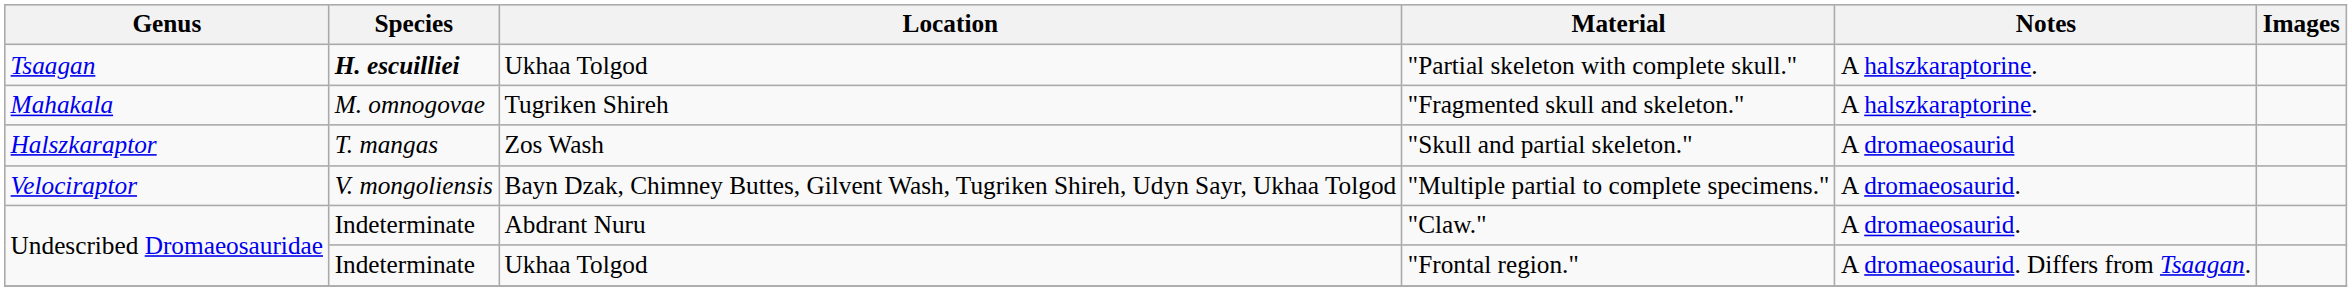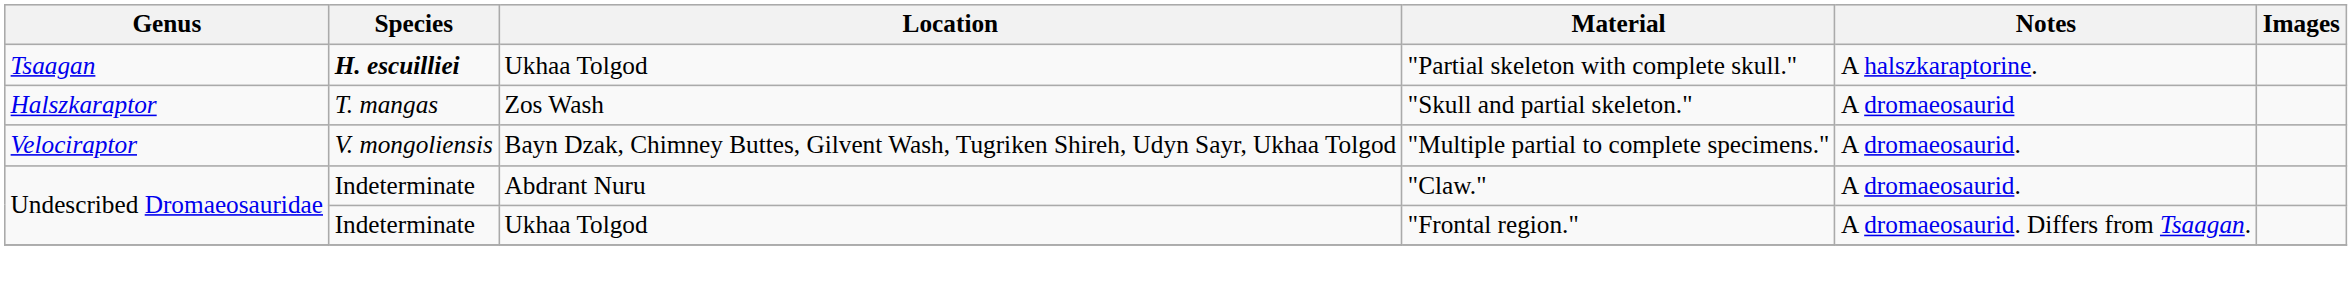- row: (1576, 104)
